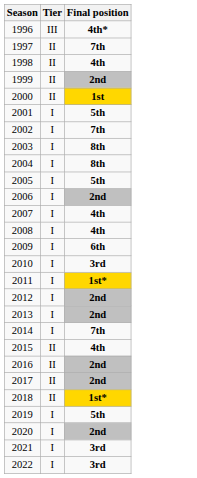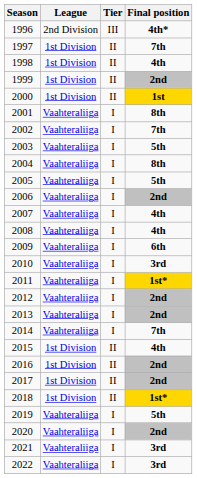+ column: (71, 12)
(98, 113) 5th -> (158, 113) 8th
(98, 146) 8th -> (158, 146) 5th
